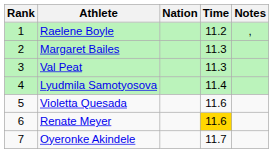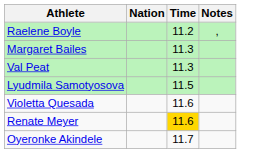- column: (21, 13)
(216, 85) 11.4 -> (183, 85) 11.5
